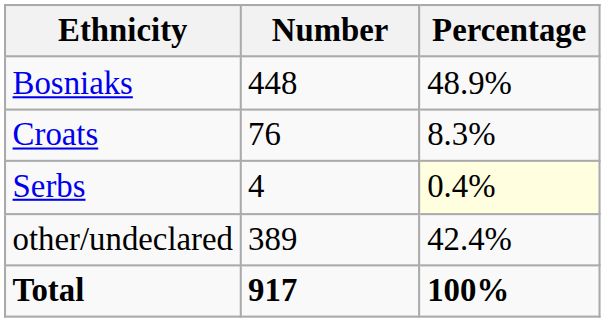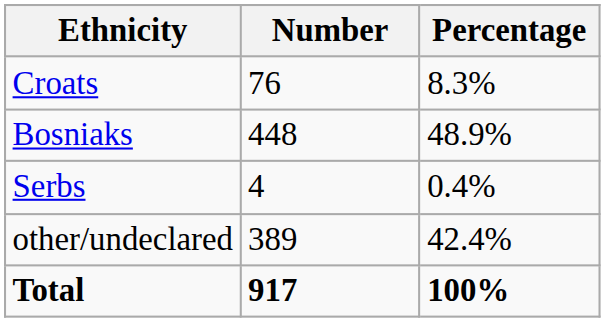rows swapped: (73, 82) <-> (55, 134)
(461, 186) lightyellow background -> (461, 186) no background
